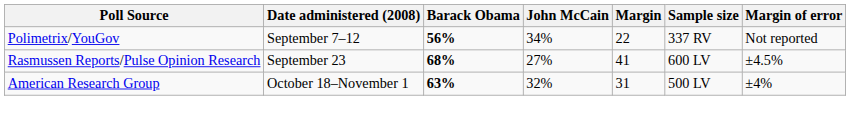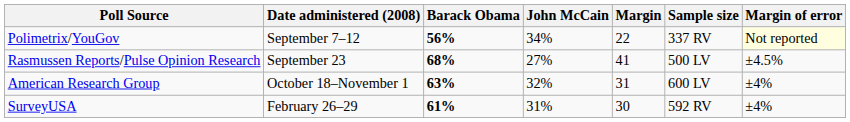(782, 38) no background -> (782, 38) lightyellow background
(689, 60) 600 LV -> (689, 60) 500 LV
(689, 83) 500 LV -> (689, 83) 600 LV
+ row: (42, 106)
